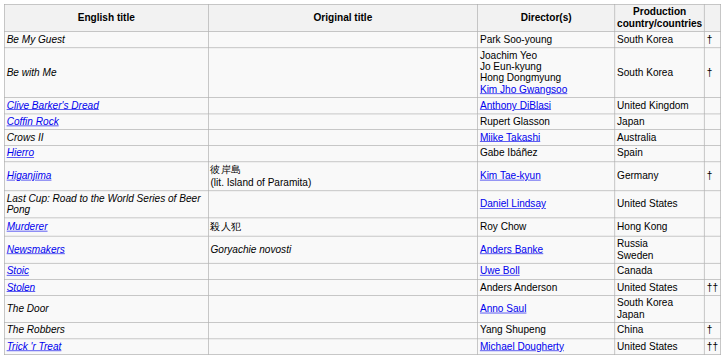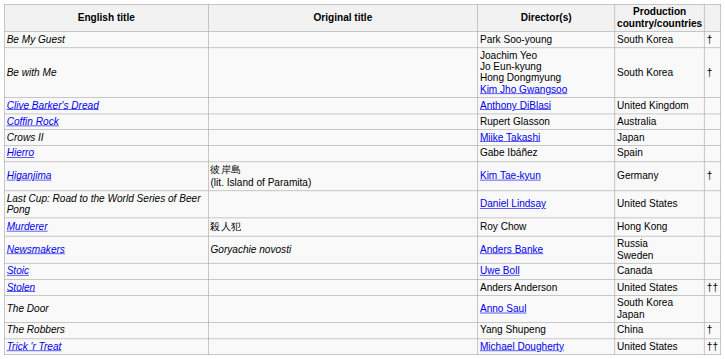(631, 121) Japan -> (637, 121) Australia
(637, 137) Australia -> (631, 137) Japan
